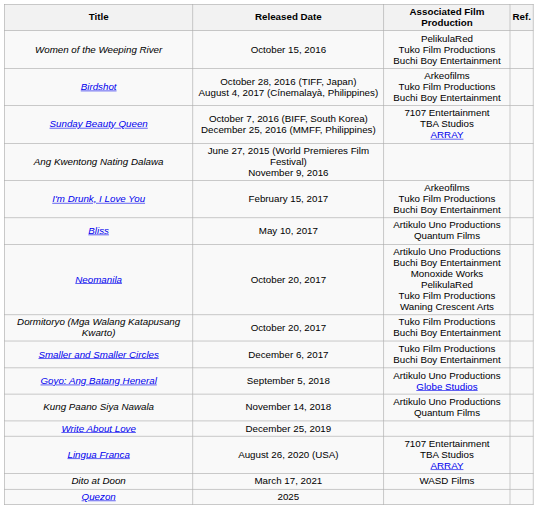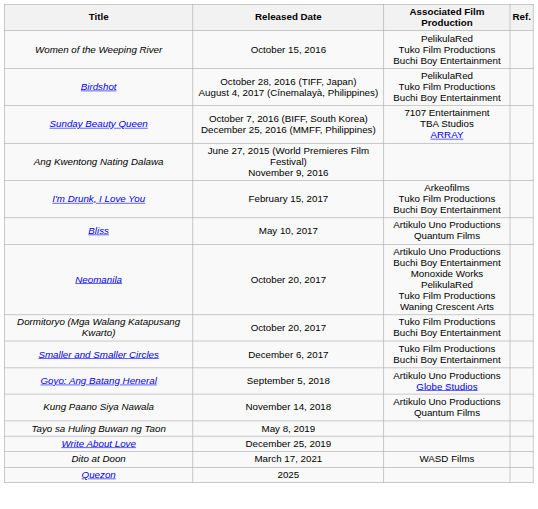(447, 87) Arkeofilms Tuko Film Productions Buchi Boy Entertainment -> (447, 87) PelikulaRed Tuko Film Productions Buchi Boy Entertainment
+ row: (99, 428)
- row: (99, 455)
